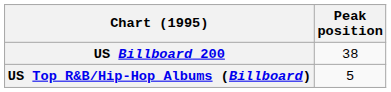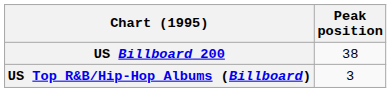(350, 76) 5 -> (350, 76) 3
